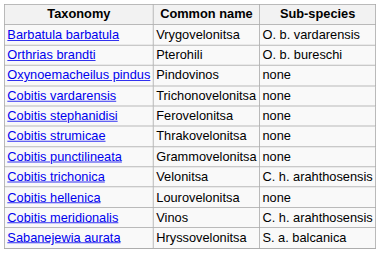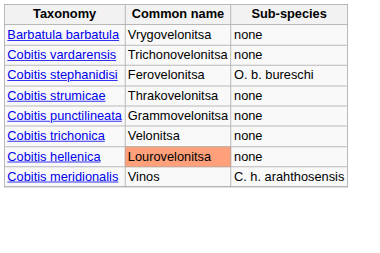(311, 34) O. b. vardarensis -> (248, 34) none
- row: (51, 55)
- row: (79, 75)
(277, 116) none -> (274, 75) O. b. bureschi
(318, 177) C. h. arahthosensis -> (248, 136) none
(198, 197) no background -> (169, 156) lightsalmon background
- row: (64, 237)
